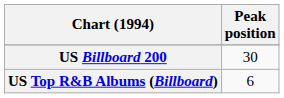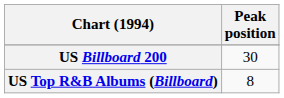(250, 81) 6 -> (250, 81) 8
